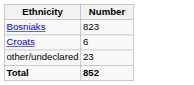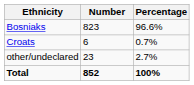+ column: (161, 12)
